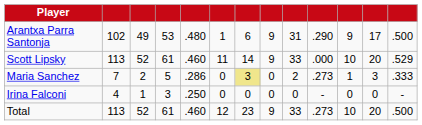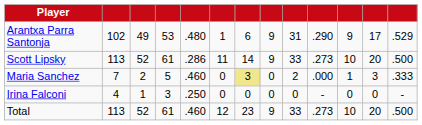(402, 36) .500 -> (402, 36) .529
(195, 59) .460 -> (195, 59) .286
(323, 59) .000 -> (323, 59) .273
(402, 59) .529 -> (402, 59) .500
(195, 77) .286 -> (195, 77) .460
(323, 77) .273 -> (323, 77) .000
